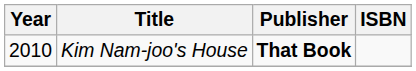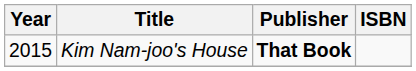(31, 50) 2010 -> (31, 50) 2015
